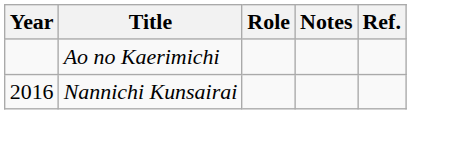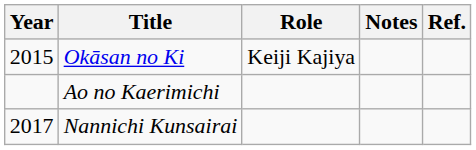+ row: (124, 56)
(32, 91) 2016 -> (32, 126) 2017
